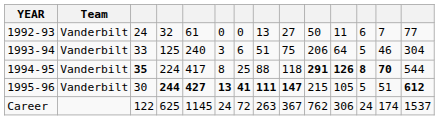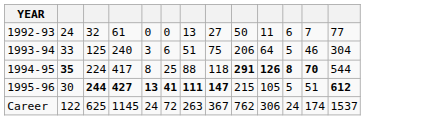- column: (94, 14)
